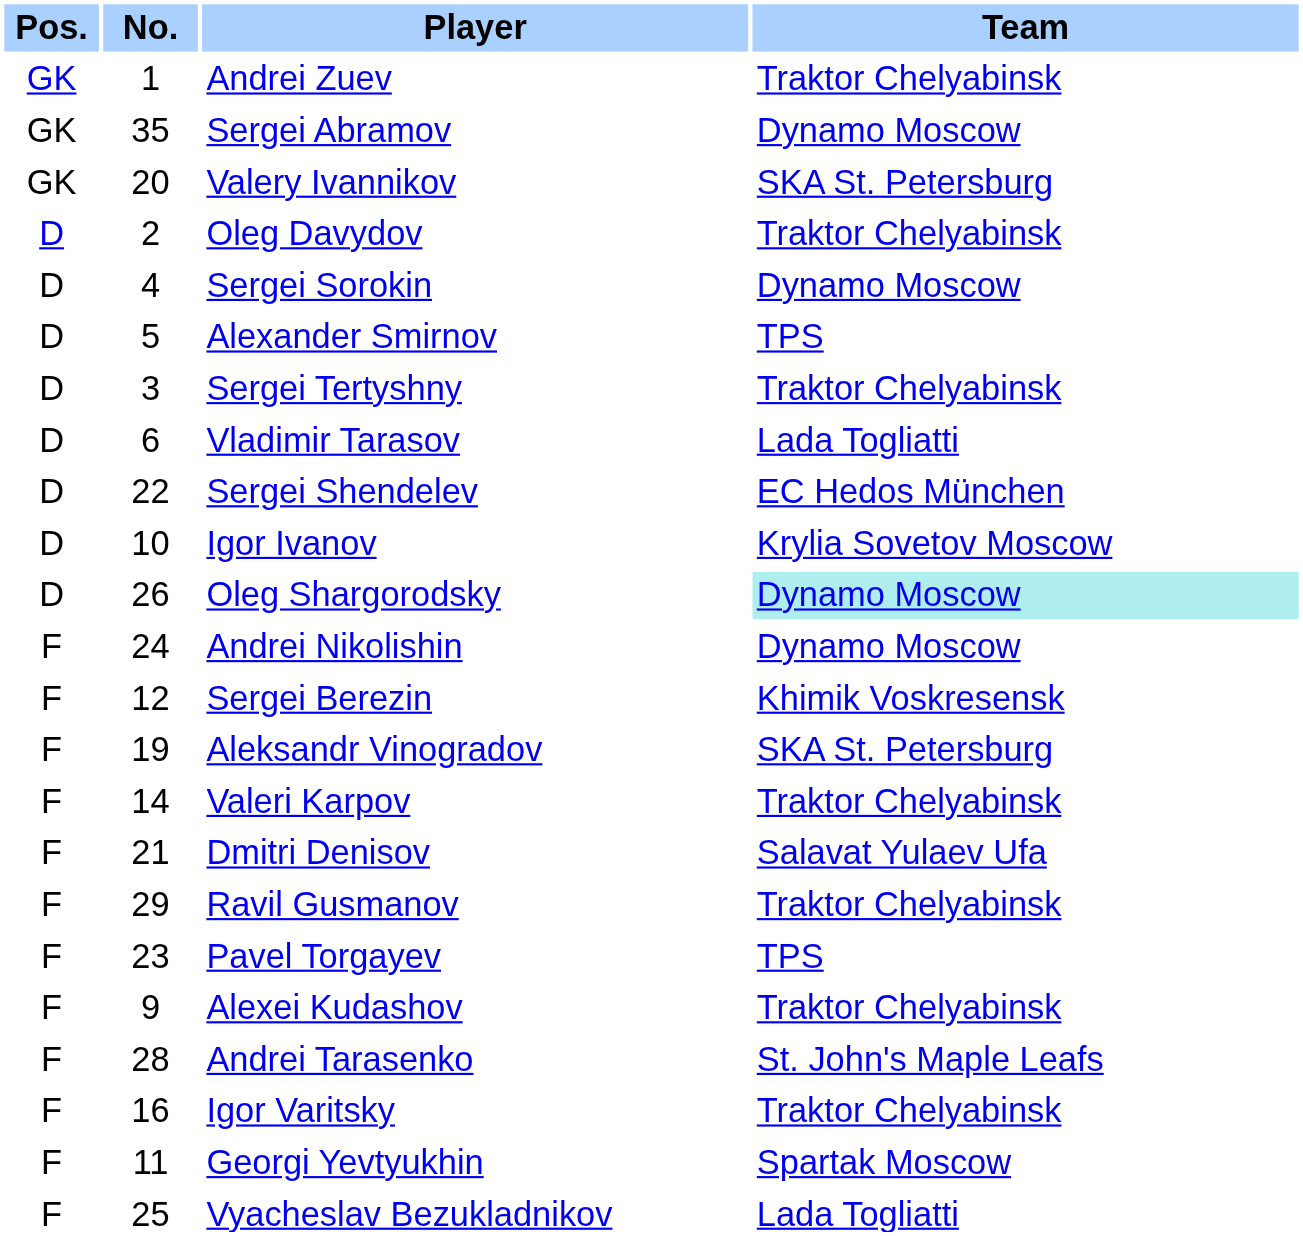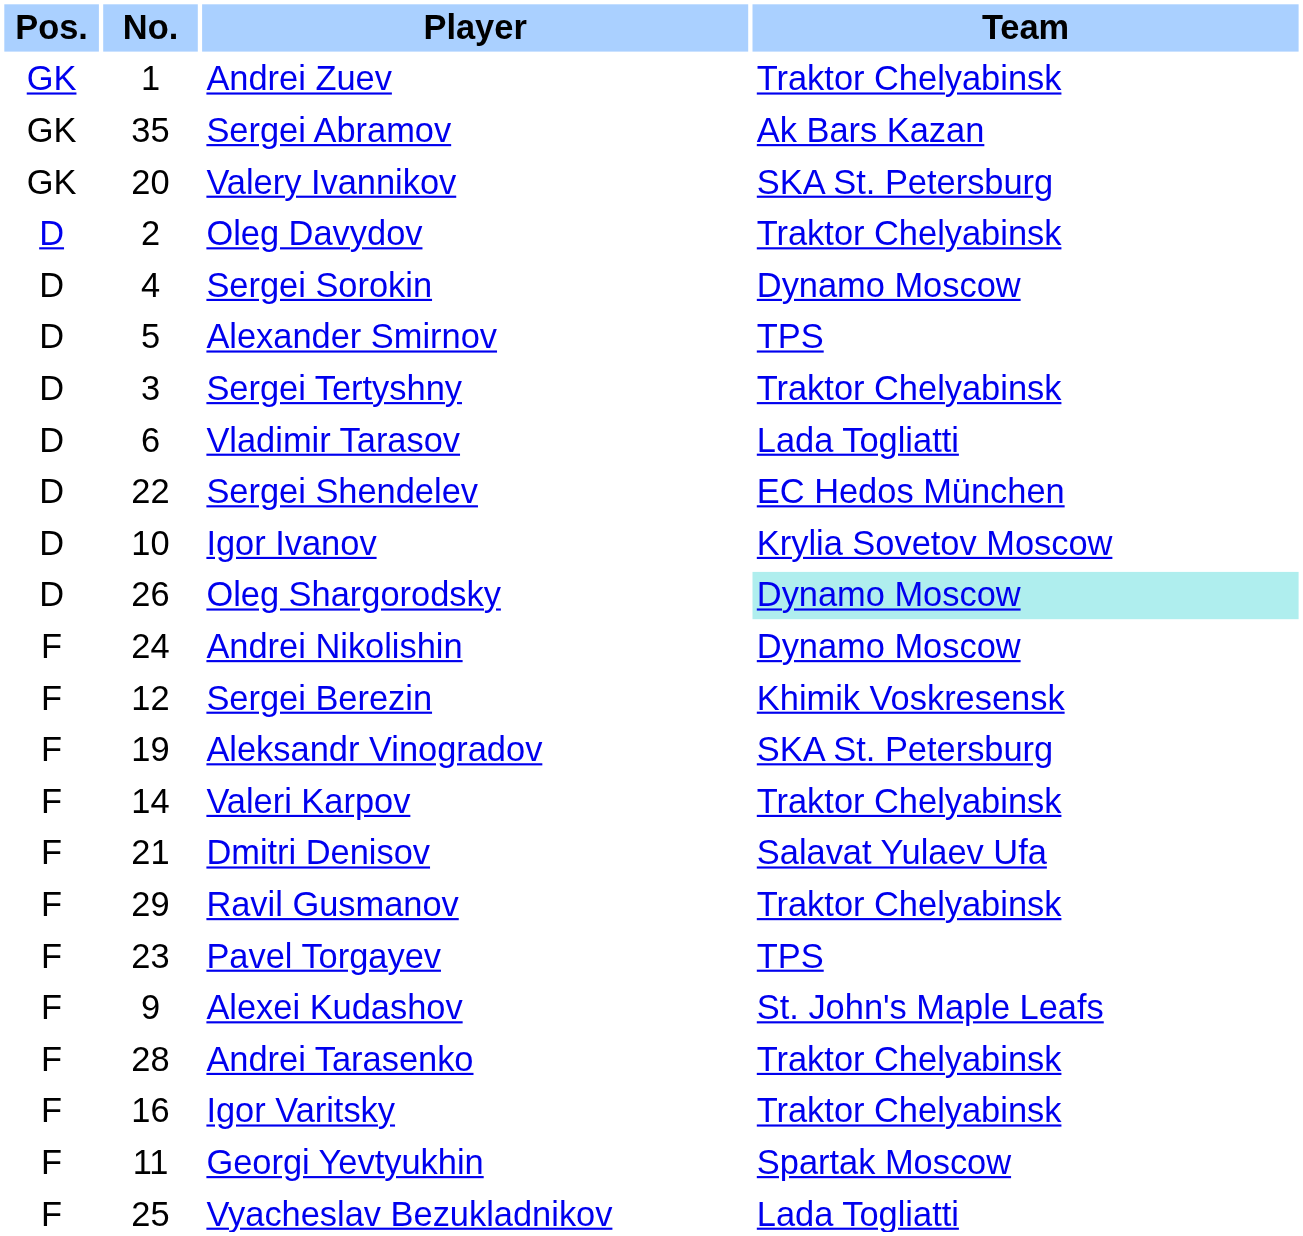(889, 130) Dynamo Moscow -> (871, 130) Ak Bars Kazan
(909, 1007) Traktor Chelyabinsk -> (930, 1007) St. John's Maple Leafs
(930, 1059) St. John's Maple Leafs -> (909, 1059) Traktor Chelyabinsk
